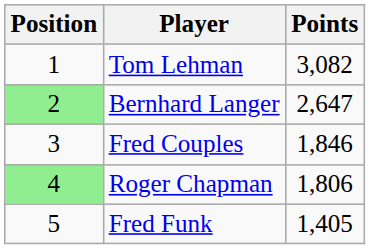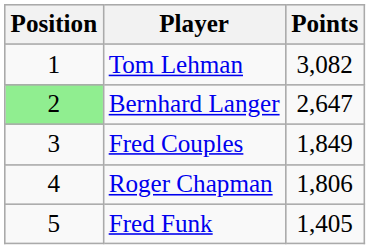(325, 143) 1,846 -> (325, 143) 1,849
(54, 183) lightgreen background -> (54, 183) no background
